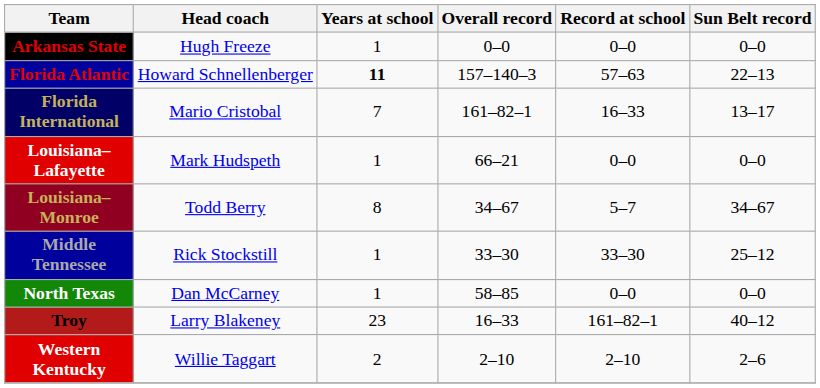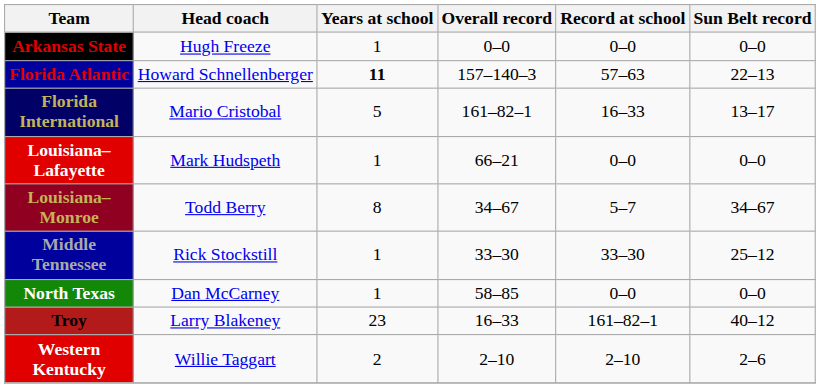(377, 112) 7 -> (377, 112) 5
